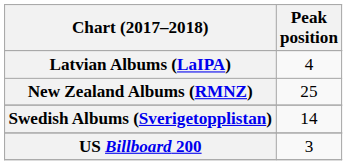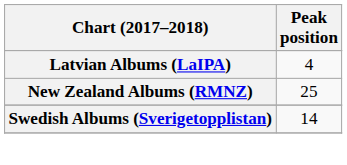- row: (140, 145)
